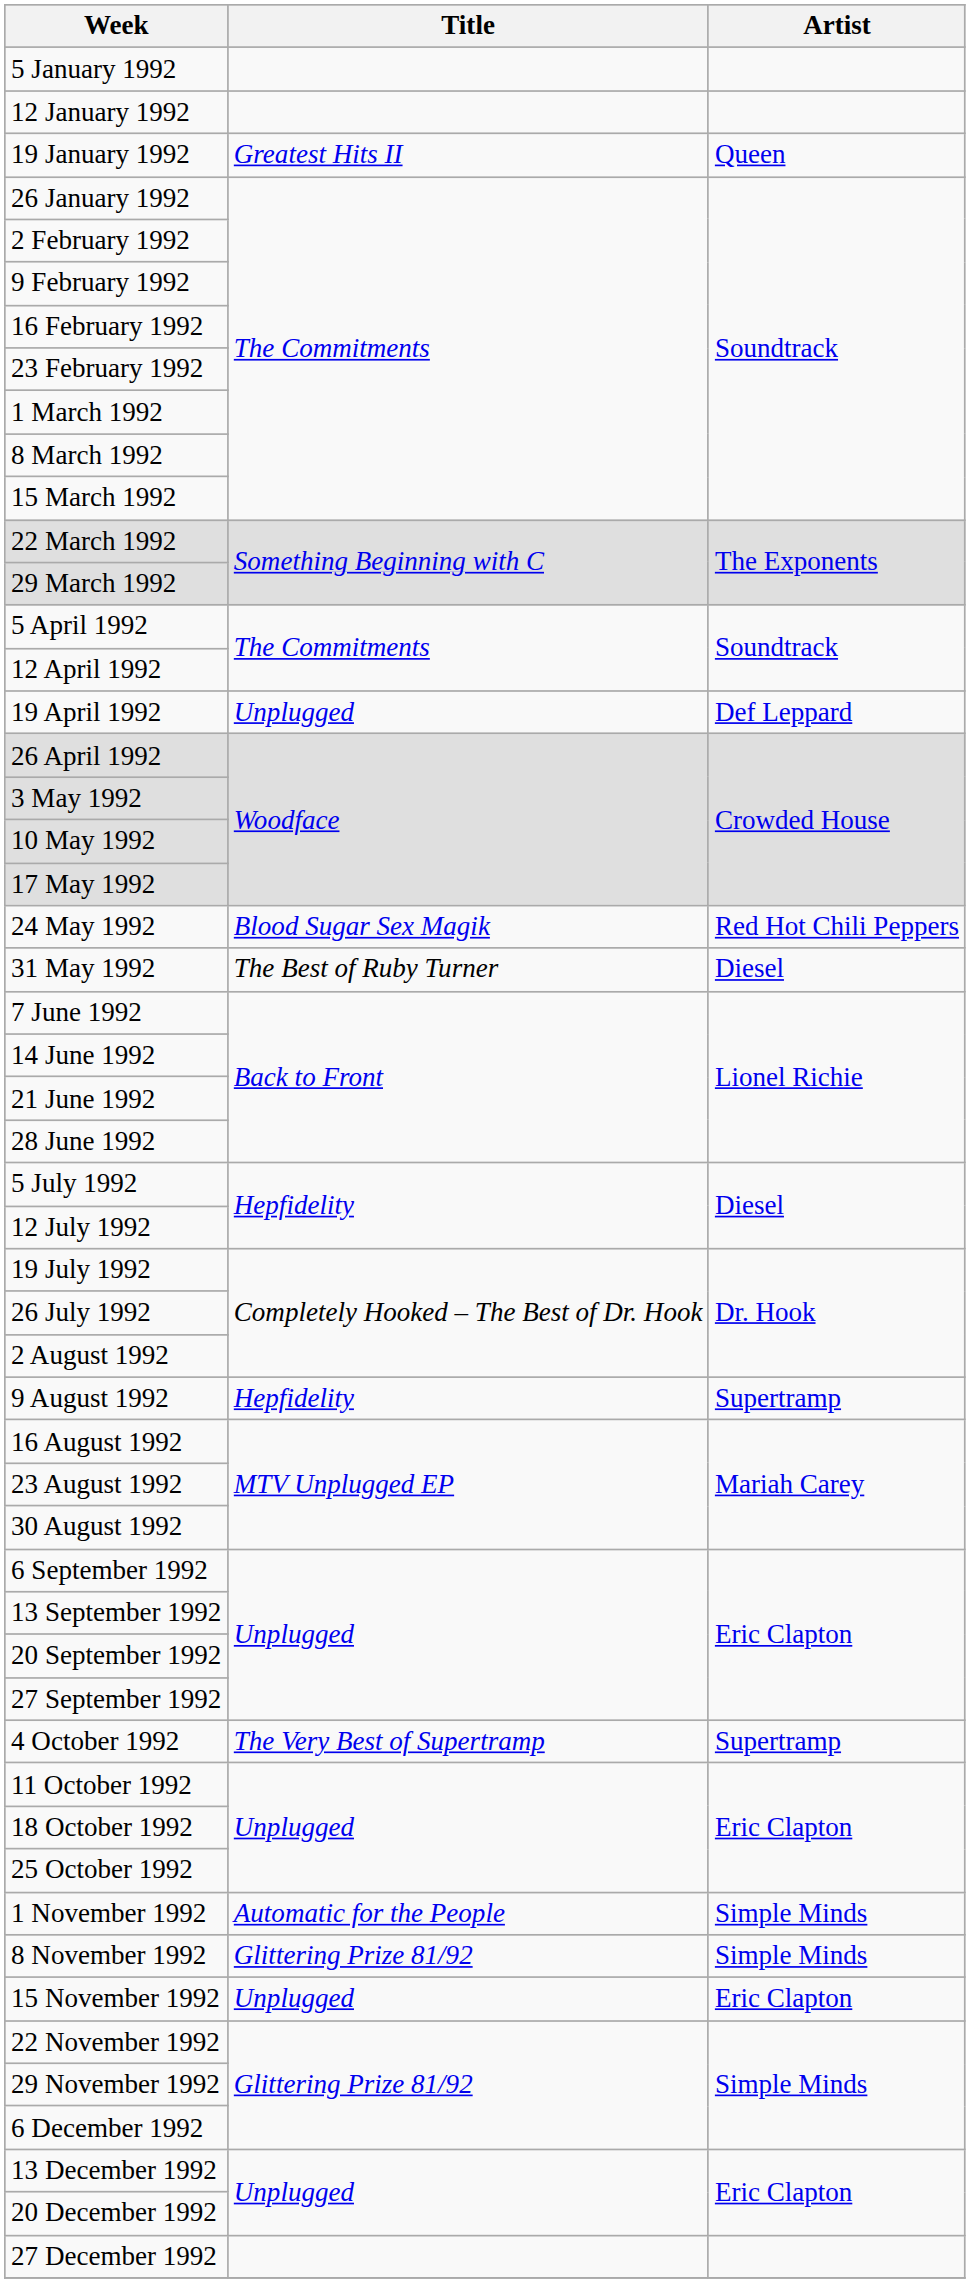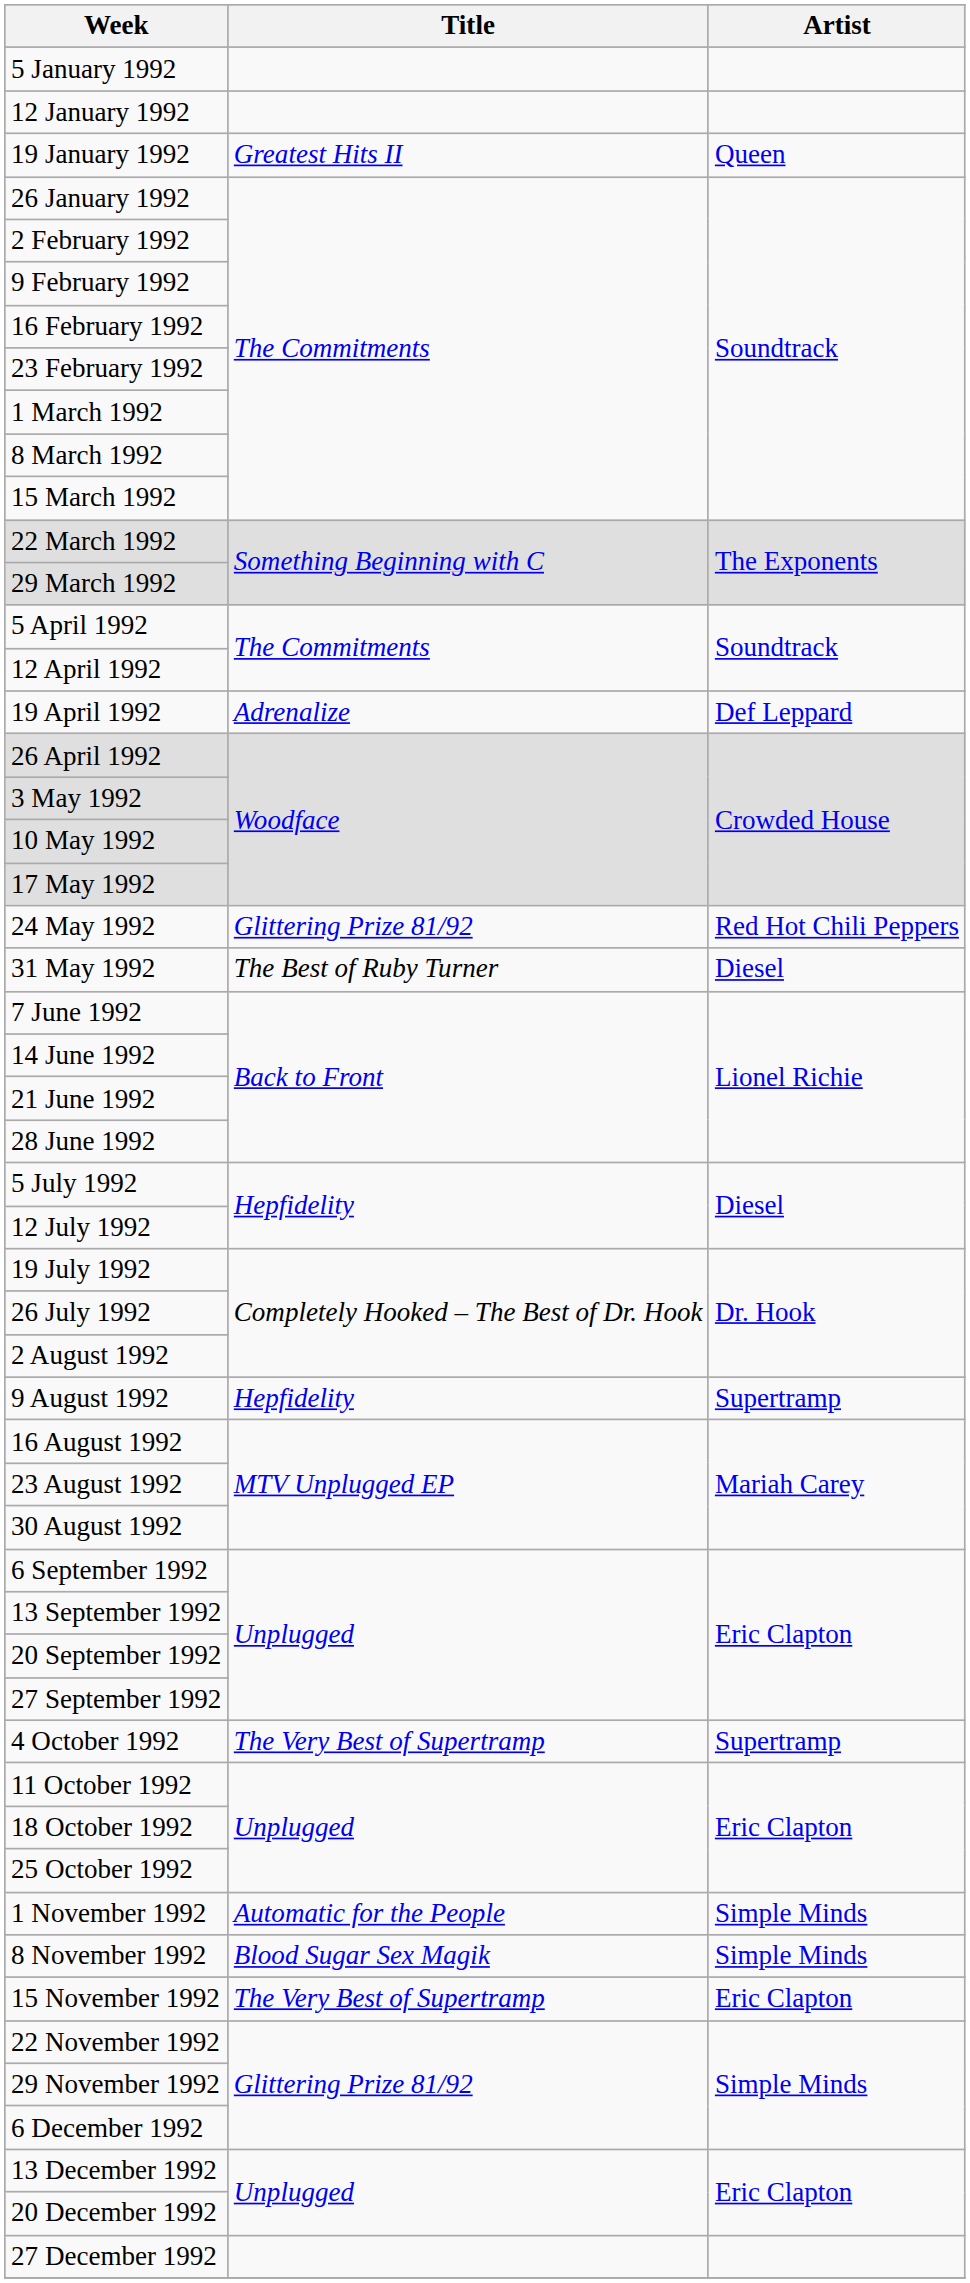(294, 712) Unplugged -> (292, 712) Adrenalize
(362, 926) Blood Sugar Sex Magik -> (353, 926) Glittering Prize 81/92
(353, 1955) Glittering Prize 81/92 -> (362, 1955) Blood Sugar Sex Magik
(294, 1998) Unplugged -> (389, 1998) The Very Best of Supertramp
